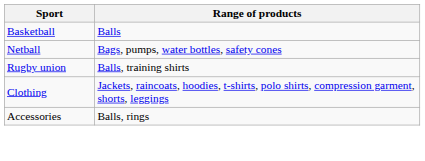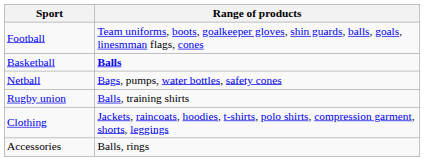+ row: (26, 37)
(109, 31) normal -> (109, 62) bold
